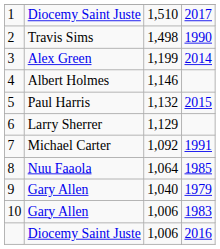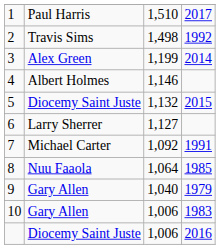(84, 15) Diocemy Saint Juste -> (59, 15) Paul Harris
(198, 37) 1990 -> (198, 37) 1992
(59, 102) Paul Harris -> (84, 102) Diocemy Saint Juste
(163, 124) 1,129 -> (163, 124) 1,127
